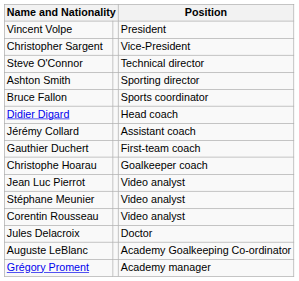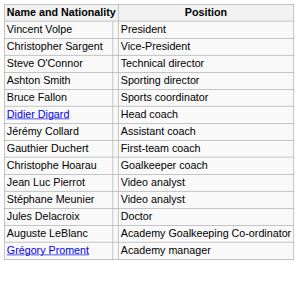- row: (53, 217)
